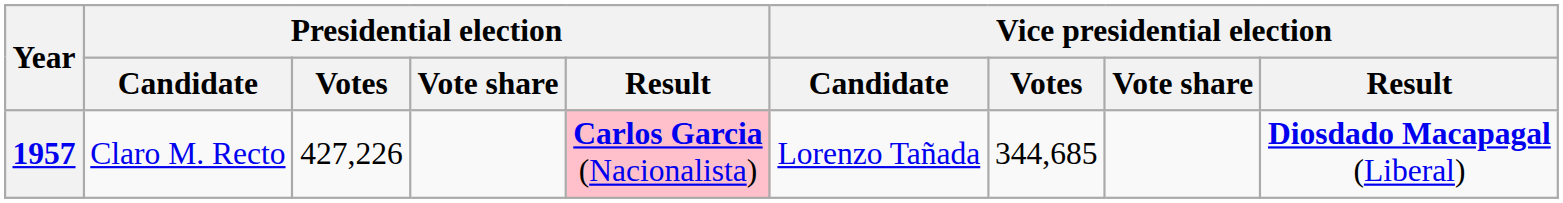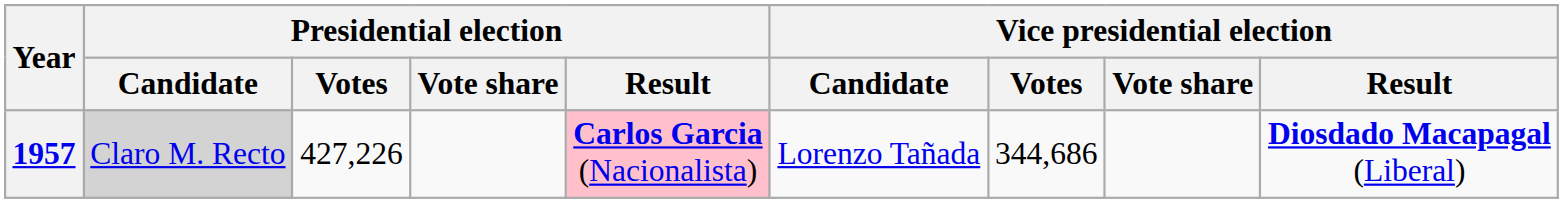(188, 153) no background -> (188, 153) lightgrey background
(1046, 153) 344,685 -> (1046, 153) 344,686
